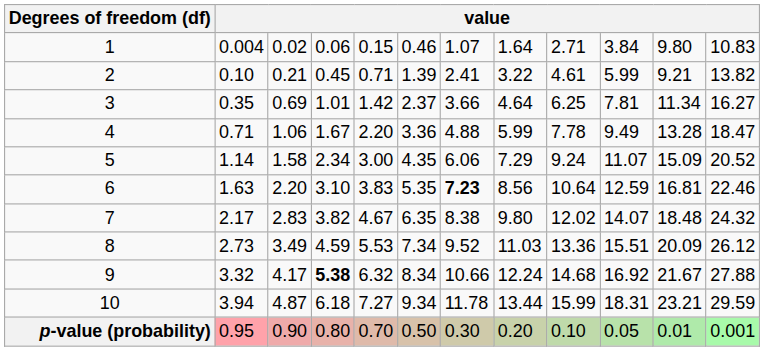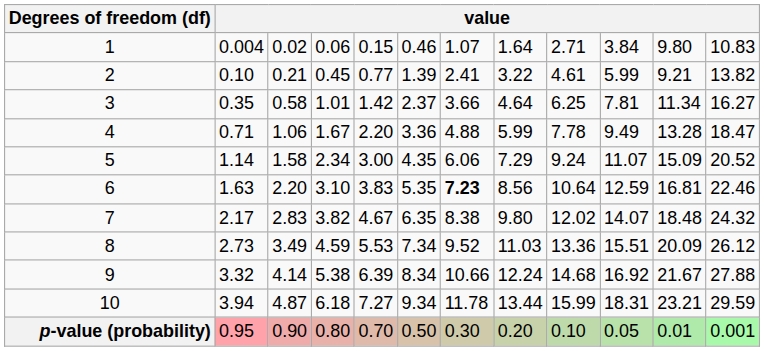(376, 75) 0.71 -> (376, 75) 0.77
(290, 103) 0.69 -> (290, 103) 0.58
(290, 274) 4.17 -> (290, 274) 4.14
(333, 274) bold -> (333, 274) normal
(376, 274) 6.32 -> (376, 274) 6.39
